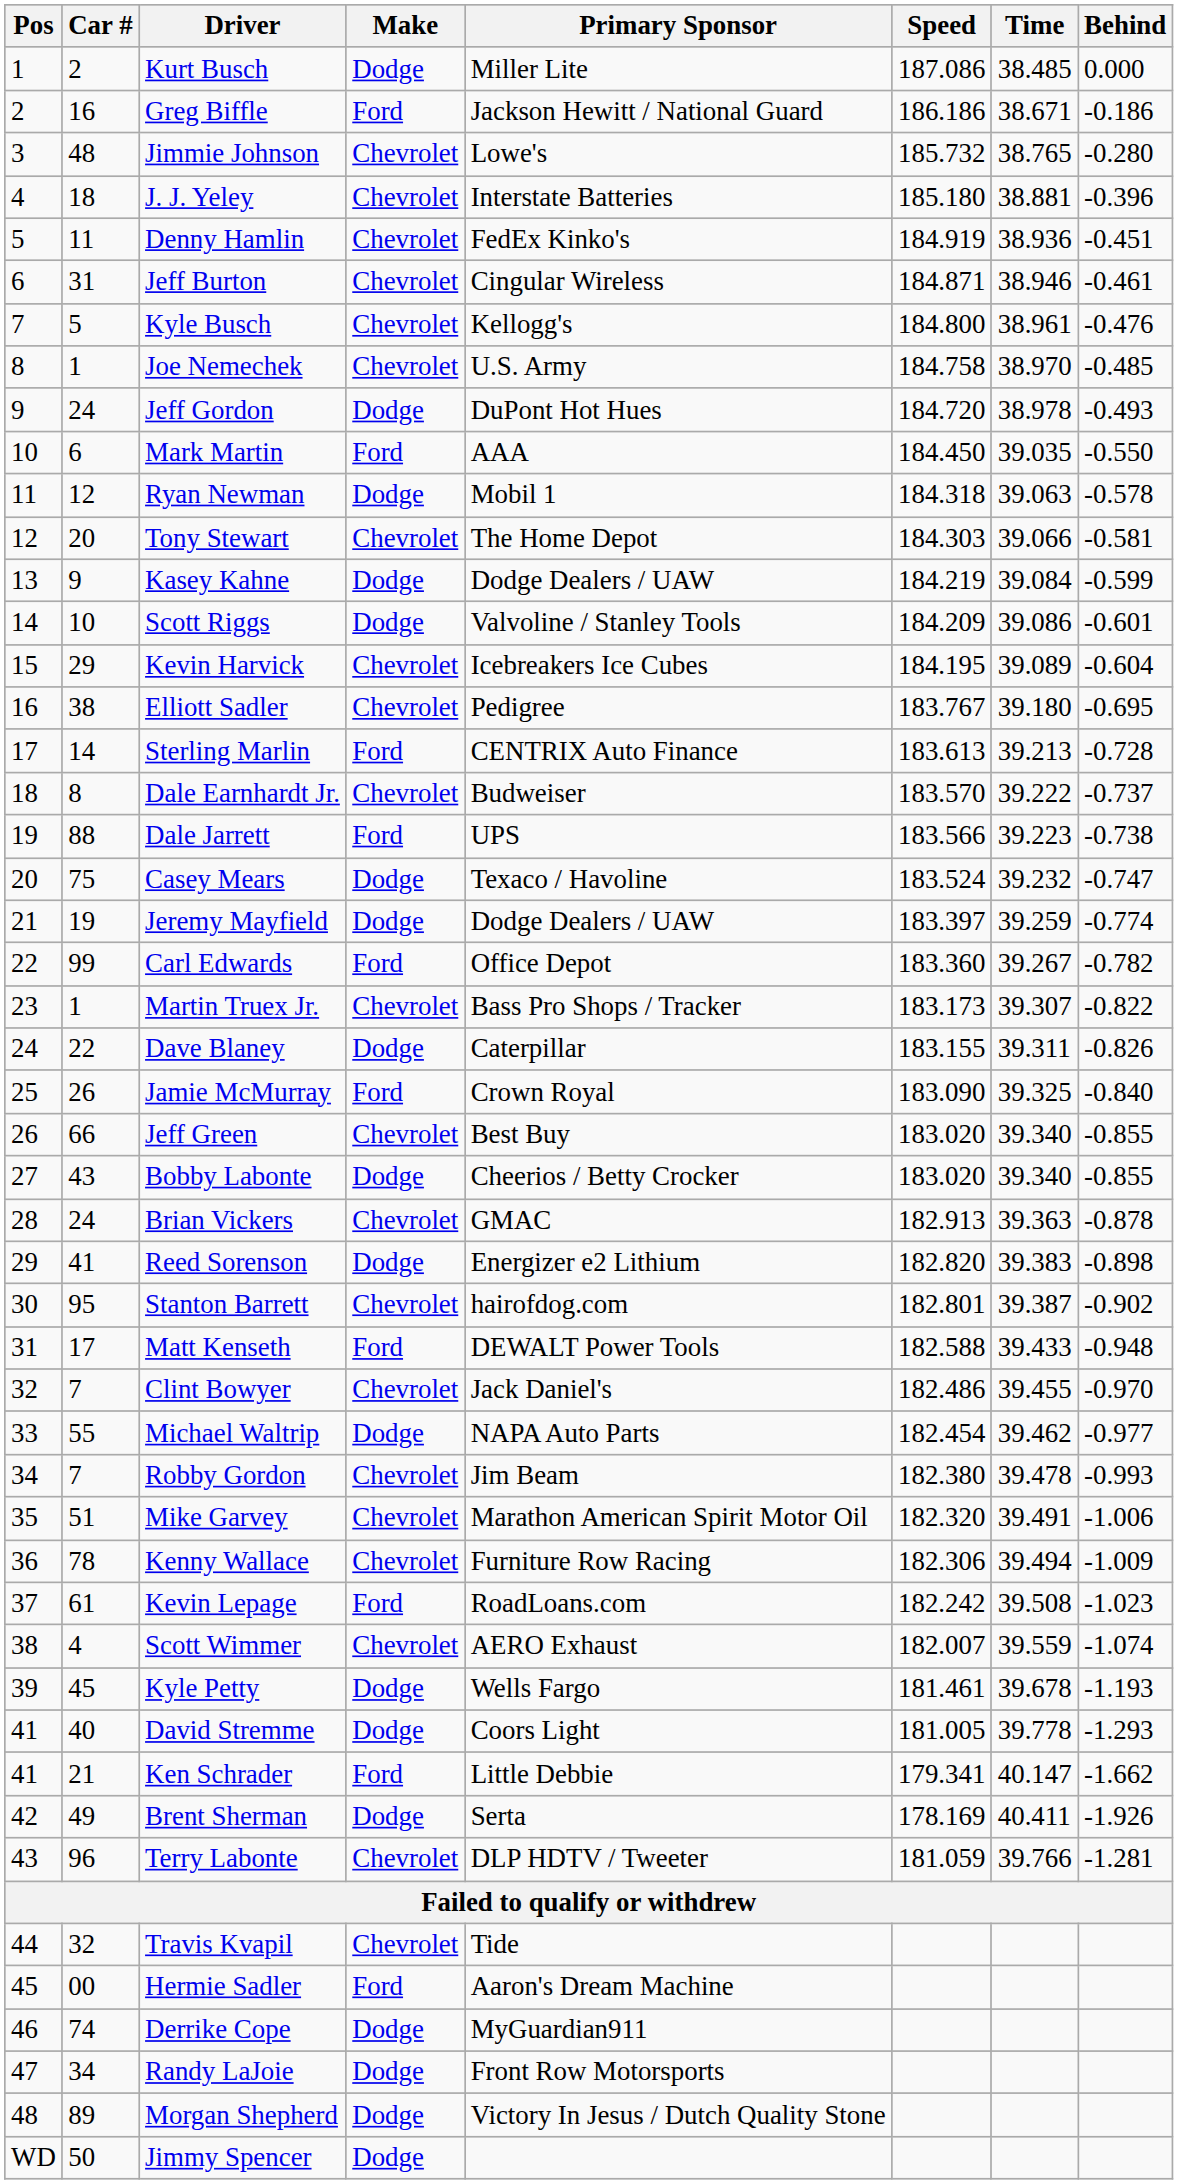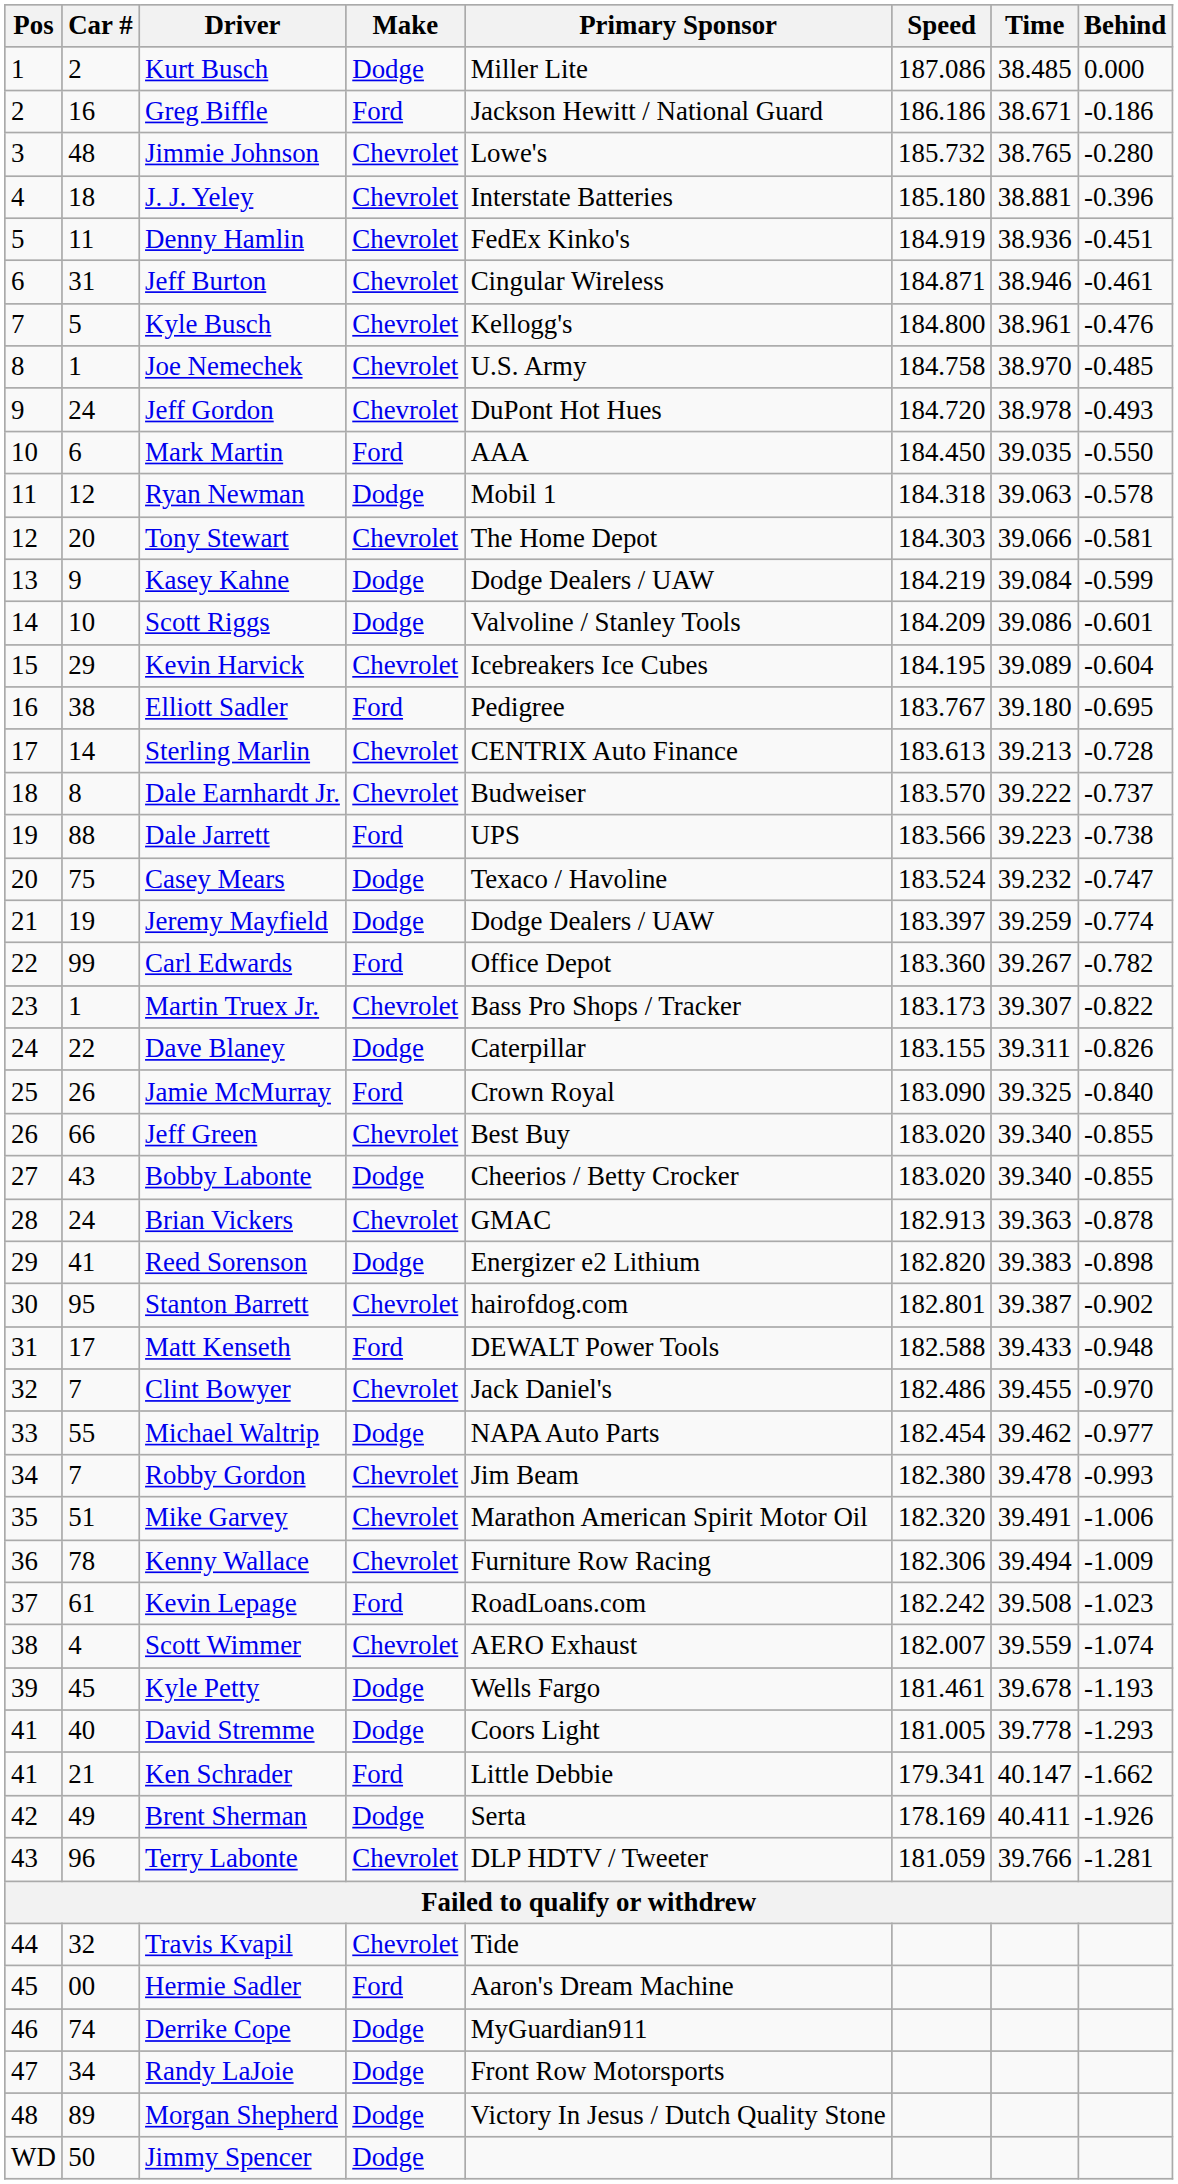(388, 409) Dodge -> (405, 409) Chevrolet
(405, 707) Chevrolet -> (378, 707) Ford
(378, 750) Ford -> (405, 750) Chevrolet
